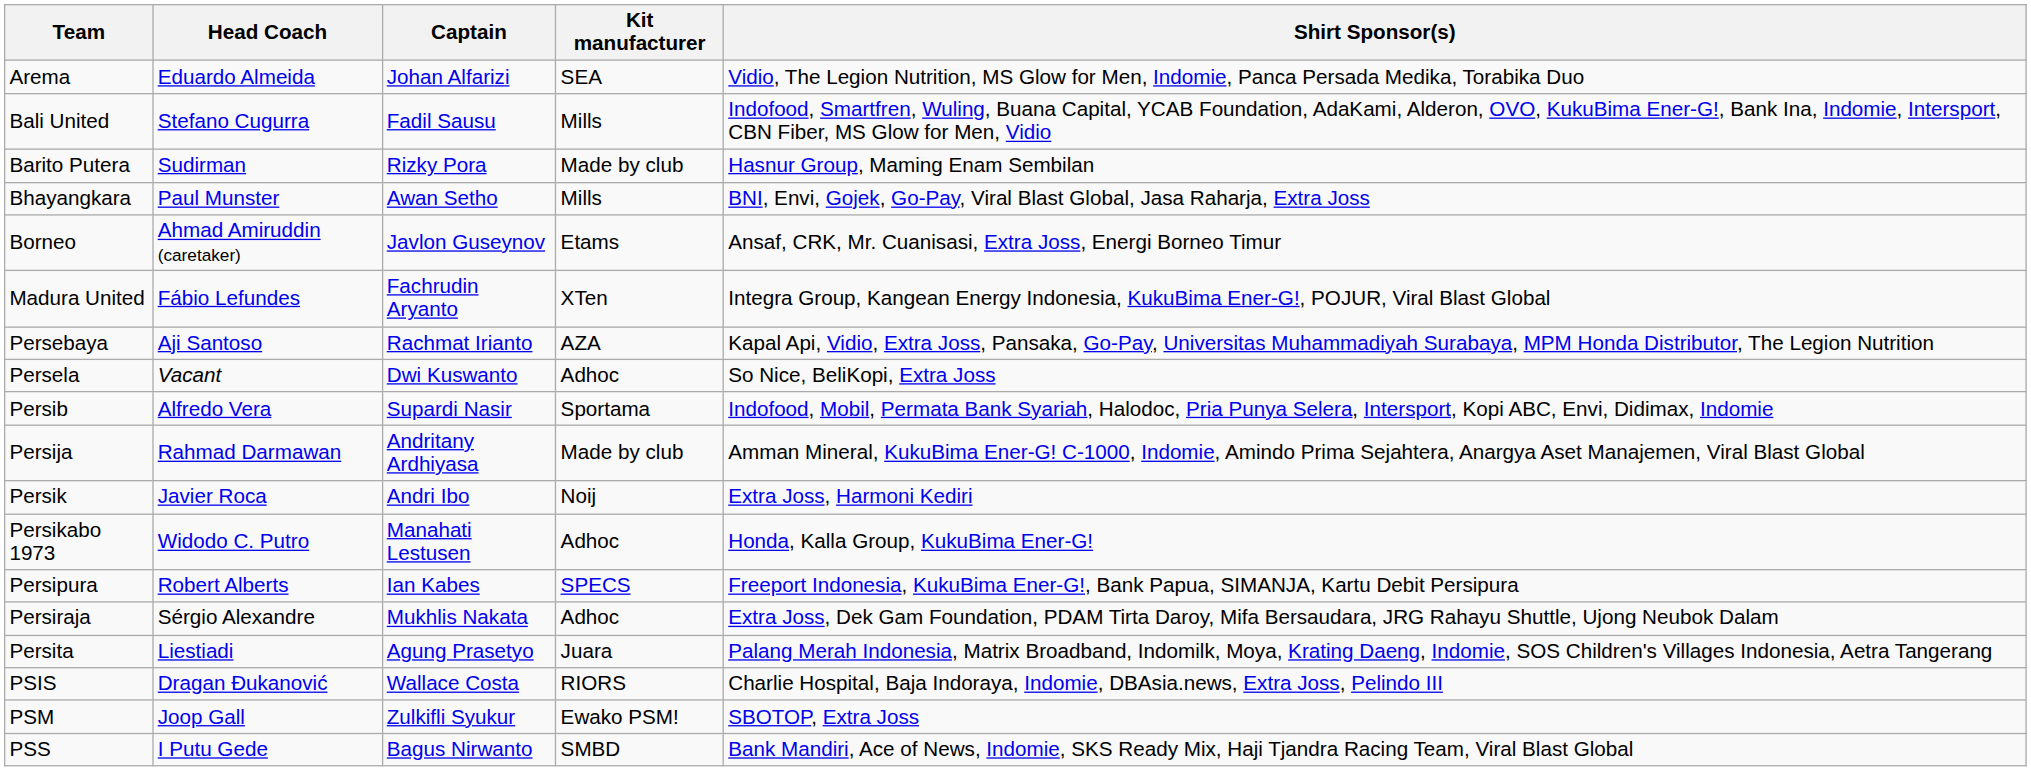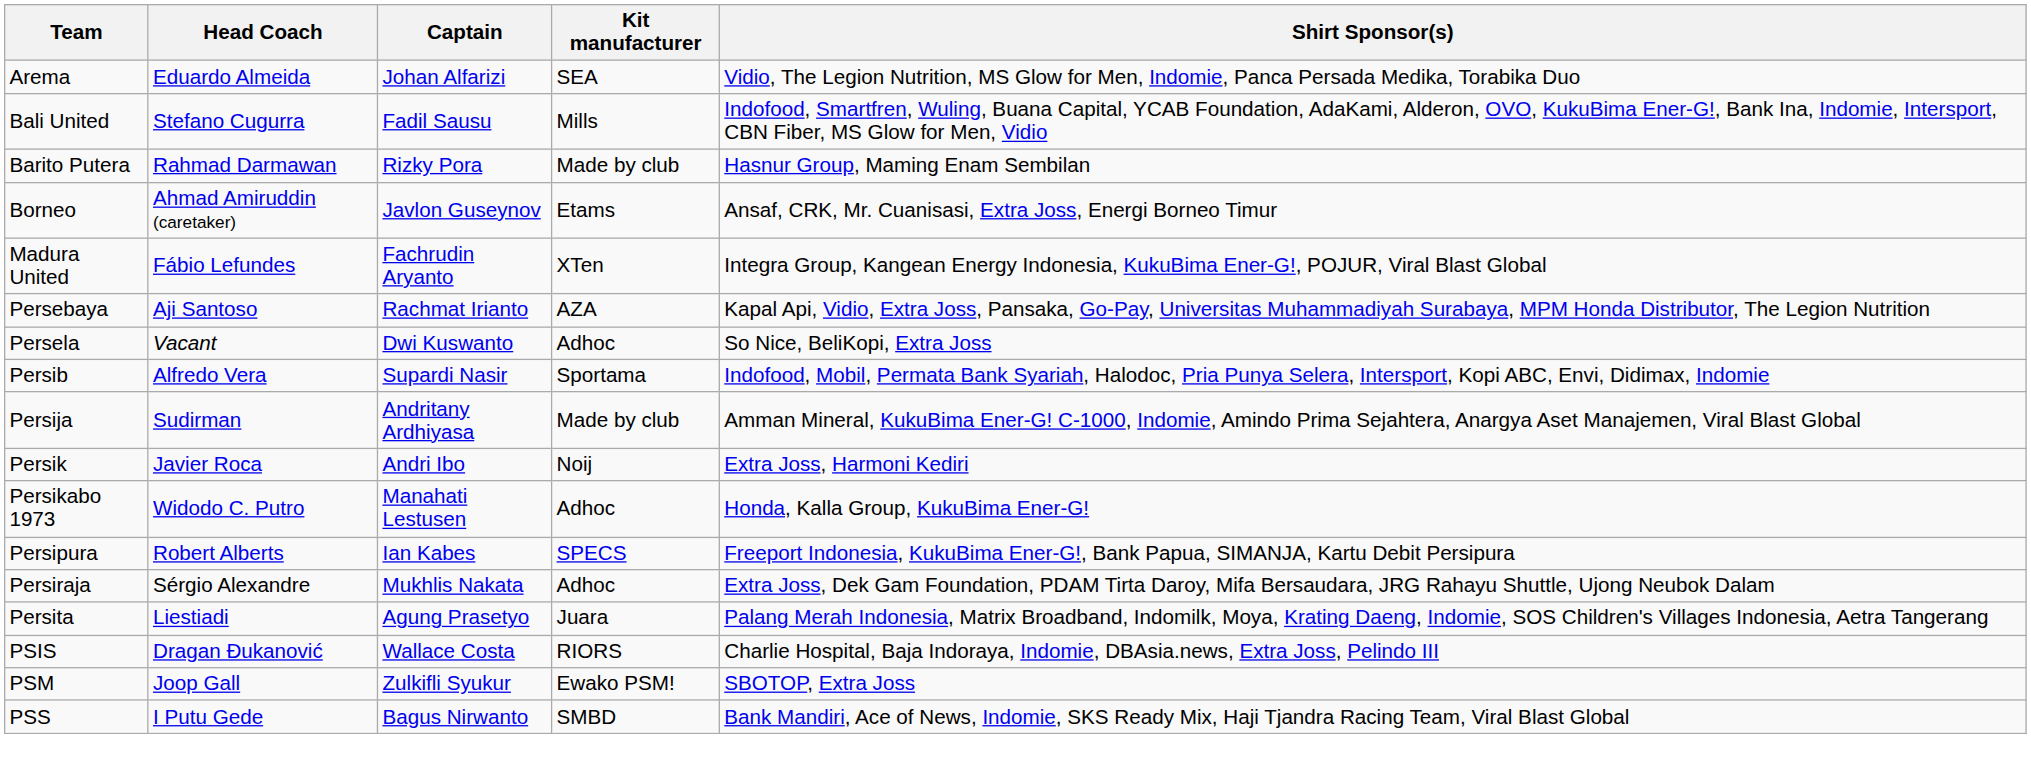(202, 165) Sudirman -> (245, 165) Rahmad Darmawan
- row: (70, 198)
(249, 452) Rahmad Darmawan -> (197, 419) Sudirman
